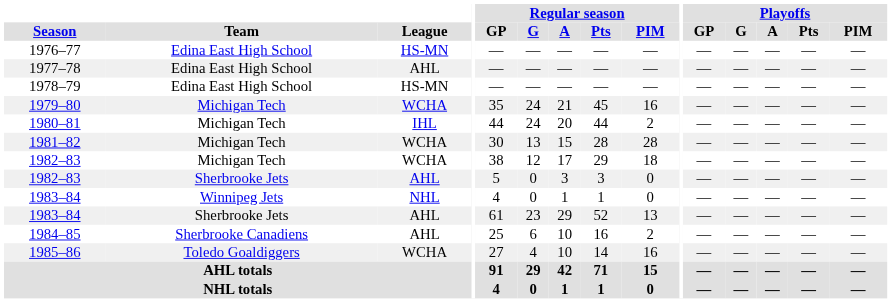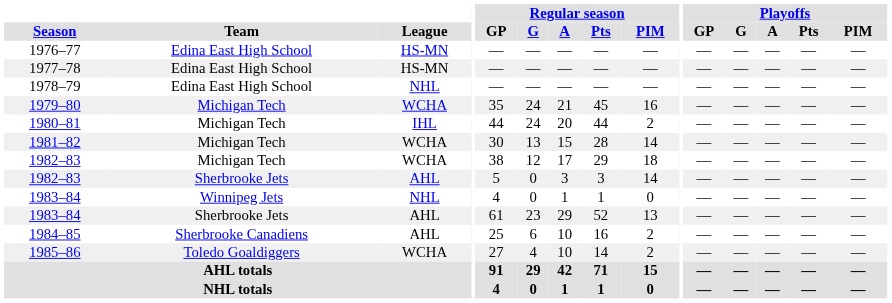(425, 68) AHL -> (425, 68) HS-MN
(425, 86) HS-MN -> (425, 86) NHL
(650, 142) 28 -> (650, 142) 14
(650, 178) 0 -> (650, 178) 14
(650, 252) 16 -> (650, 252) 2
